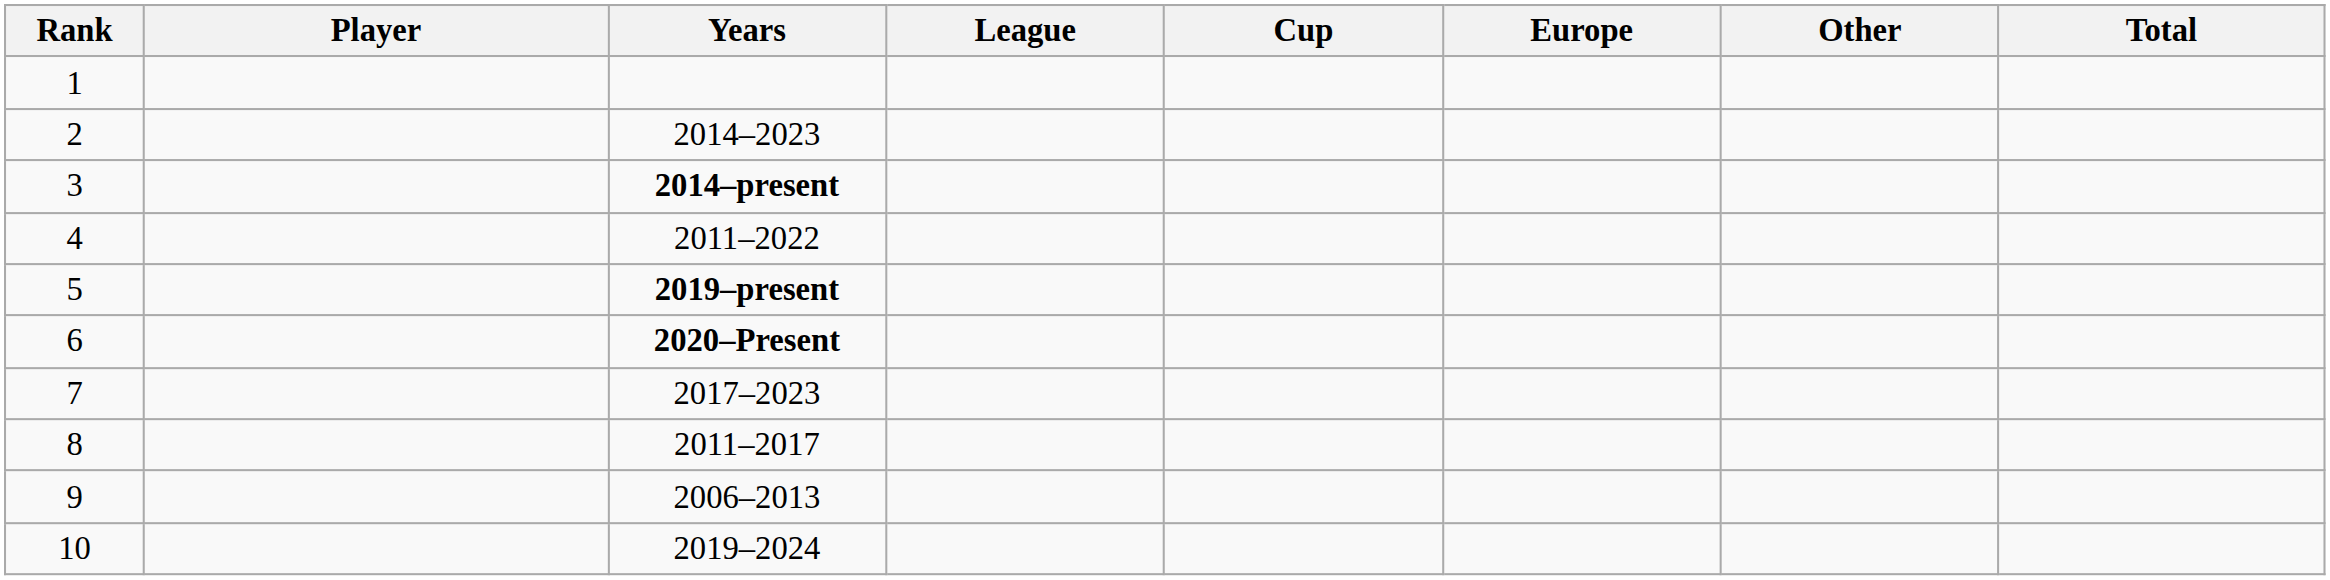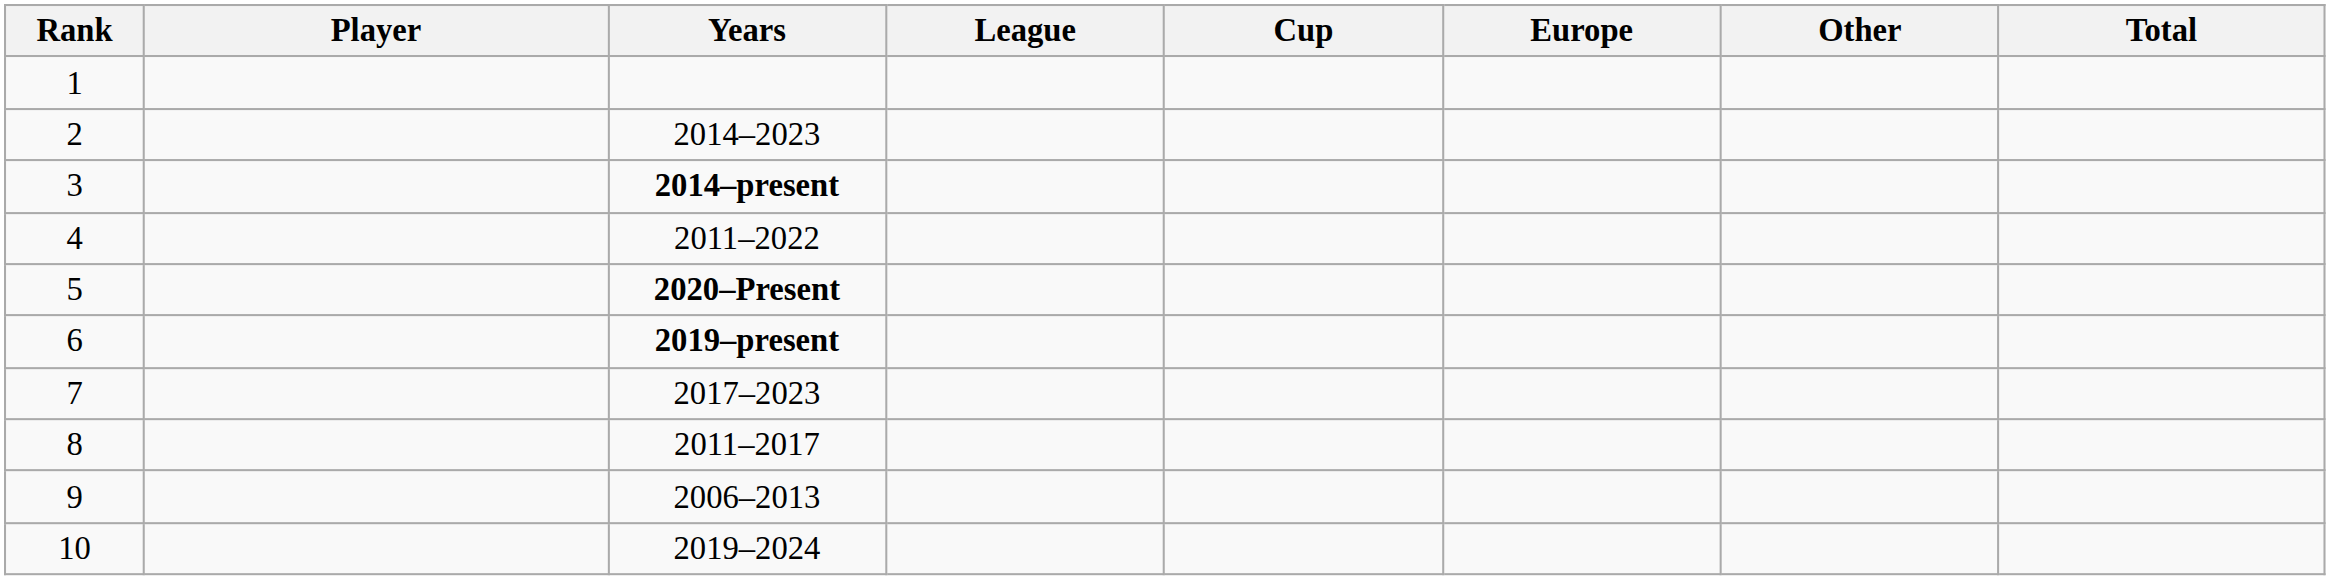(747, 289) 2019–present -> (747, 289) 2020–Present
(747, 340) 2020–Present -> (747, 340) 2019–present
